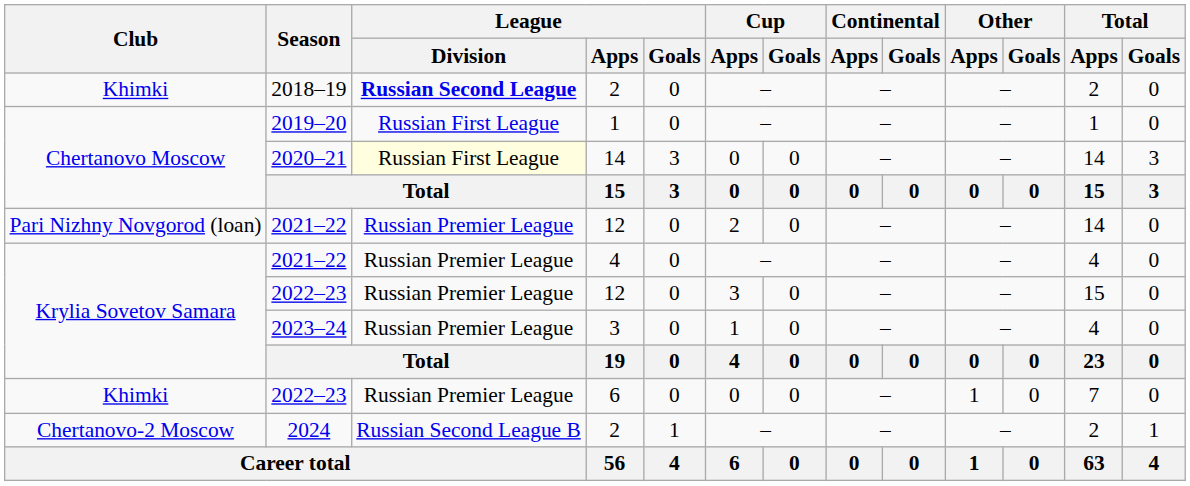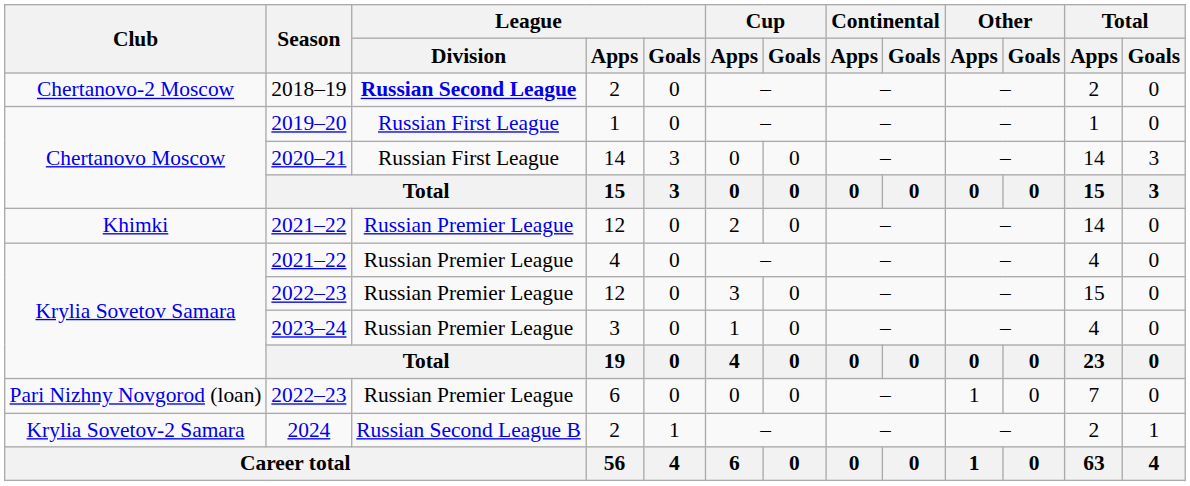(136, 89) Khimki -> (136, 89) Chertanovo-2 Moscow
(469, 157) lightyellow background -> (469, 157) no background
(136, 225) Pari Nizhny Novgorod (loan) -> (136, 225) Khimki
(136, 395) Khimki -> (136, 395) Pari Nizhny Novgorod (loan)
(136, 429) Chertanovo-2 Moscow -> (136, 429) Krylia Sovetov-2 Samara
